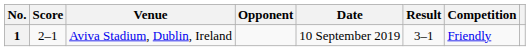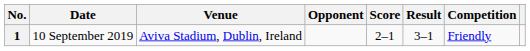columns swapped: (350, 14) <-> (48, 14)
